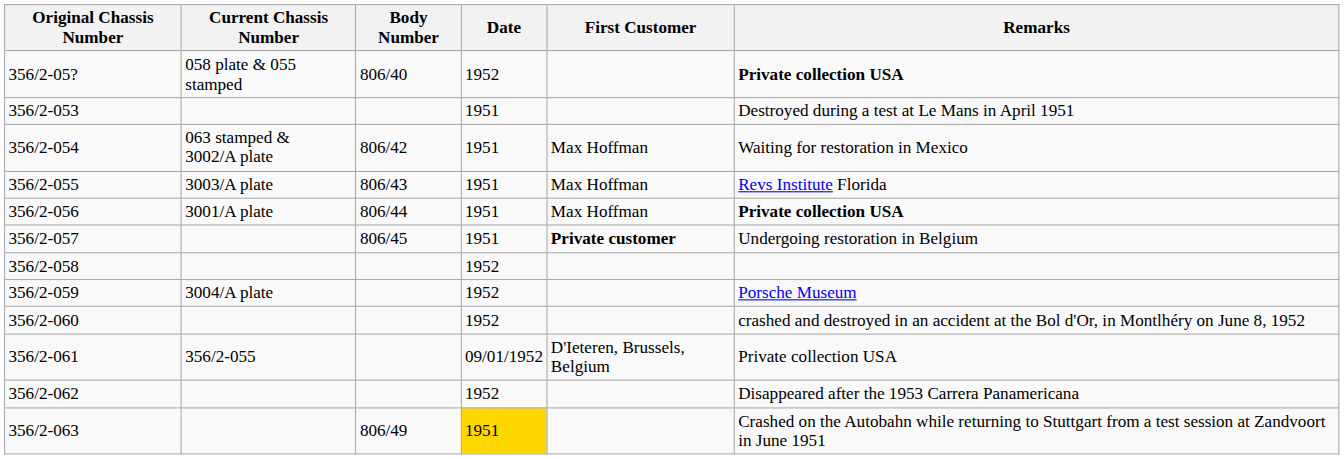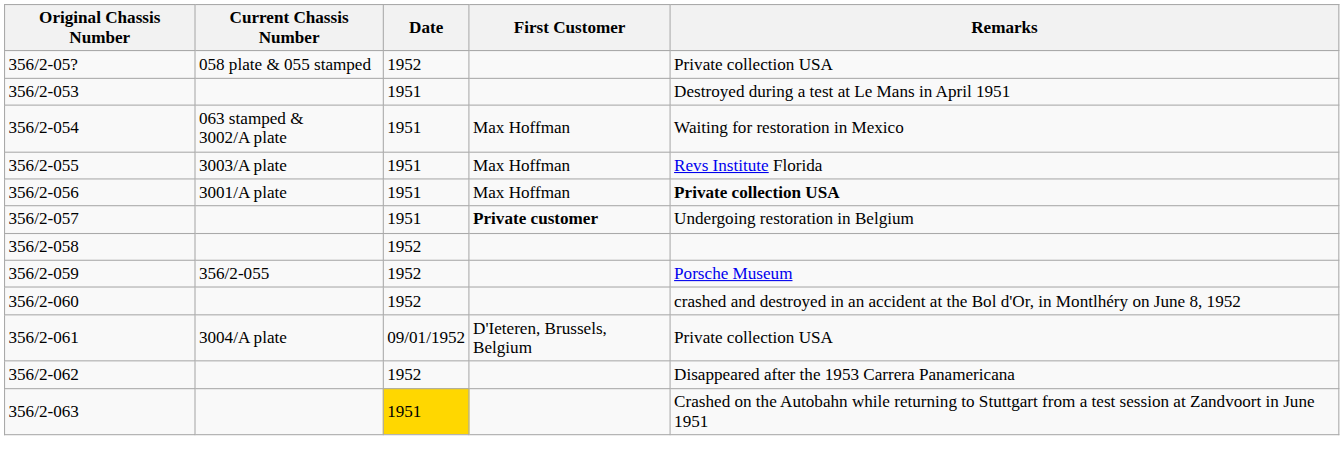- column: (408, 27)
(821, 74) bold -> (753, 64) normal
(229, 293) 3004/A plate -> (234, 273) 356/2-055
(220, 356) 356/2-055 -> (243, 337) 3004/A plate
